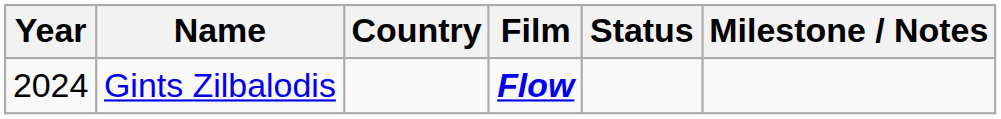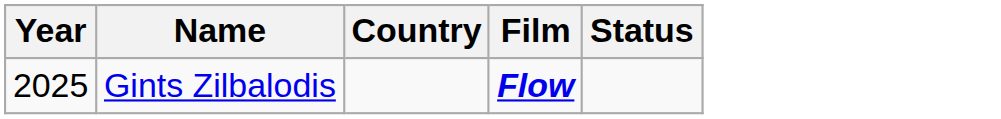- column: (849, 31)
(51, 85) 2024 -> (51, 85) 2025
